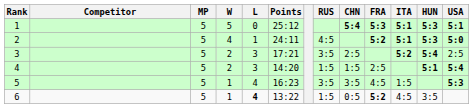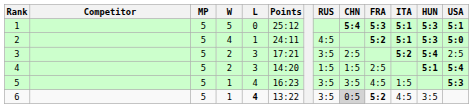(326, 97) 1:5 -> (326, 97) 3:5
(352, 97) no background -> (352, 97) lightgrey background
